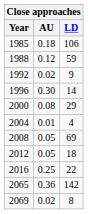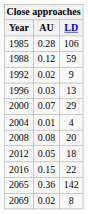(47, 43) 0.18 -> (47, 43) 0.28
(47, 91) 0.30 -> (47, 91) 0.03
(71, 91) 14 -> (71, 91) 13
(47, 106) 0.08 -> (47, 106) 0.07
(47, 138) 0.05 -> (47, 138) 0.08
(71, 138) 69 -> (71, 138) 20
(47, 169) 0.25 -> (47, 169) 0.15
